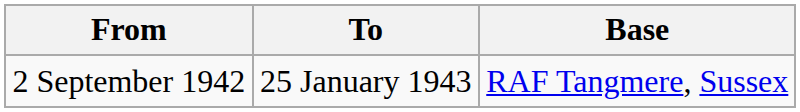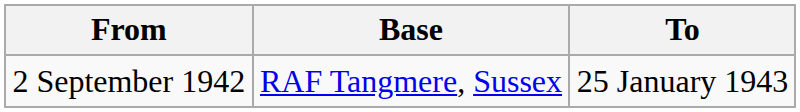columns swapped: (366, 29) <-> (637, 29)
